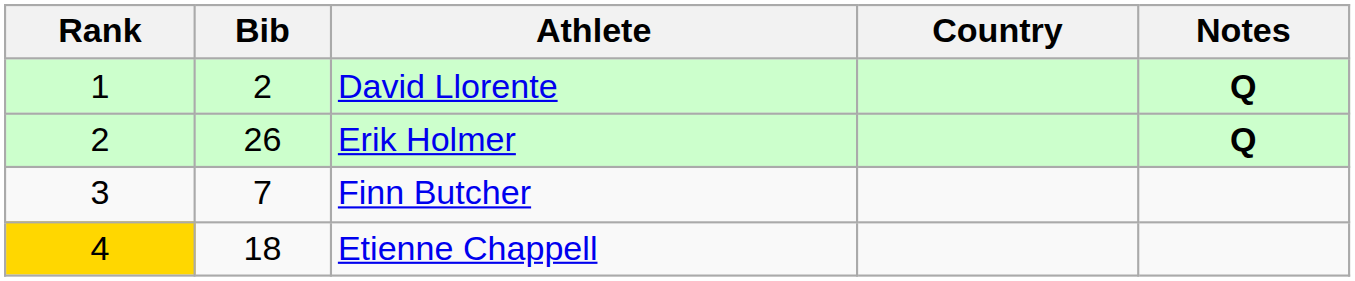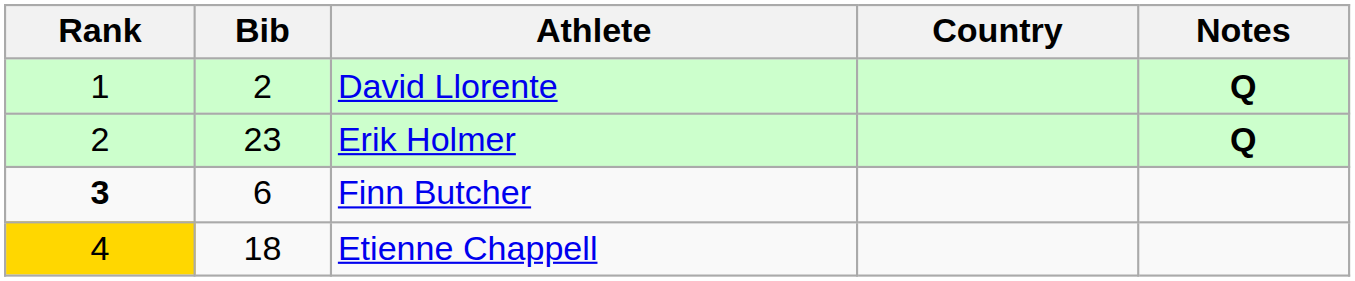(262, 139) 26 -> (262, 139) 23
(100, 193) normal -> (100, 193) bold
(262, 193) 7 -> (262, 193) 6
